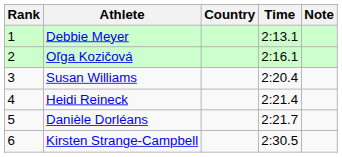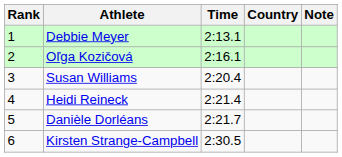columns swapped: (230, 15) <-> (280, 15)
